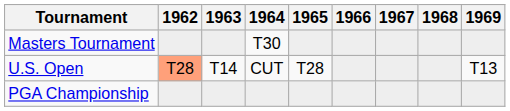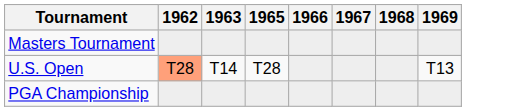- column: (267, 17)
